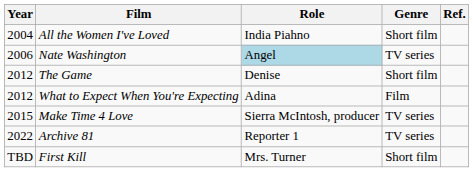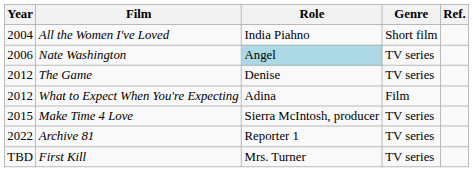(411, 75) Short film -> (410, 75) TV series
(411, 156) Short film -> (410, 156) TV series
